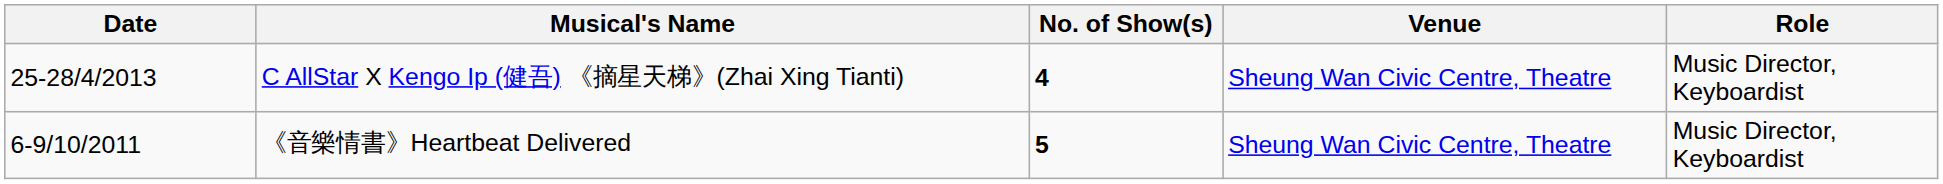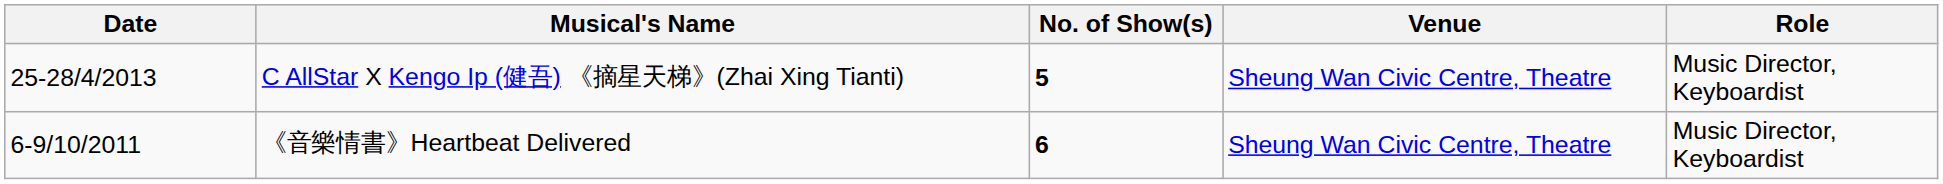(1042, 77) 4 -> (1042, 77) 5
(1042, 144) 5 -> (1042, 144) 6
